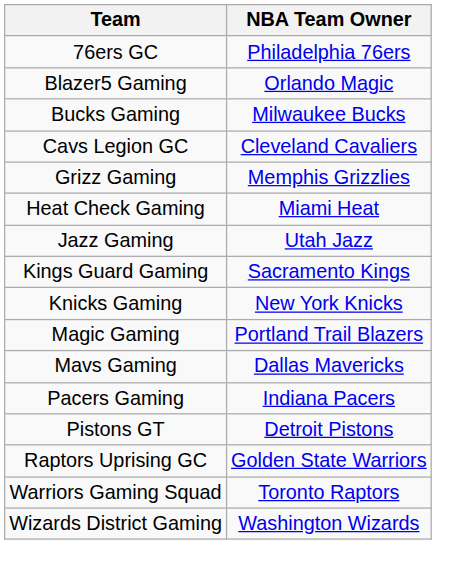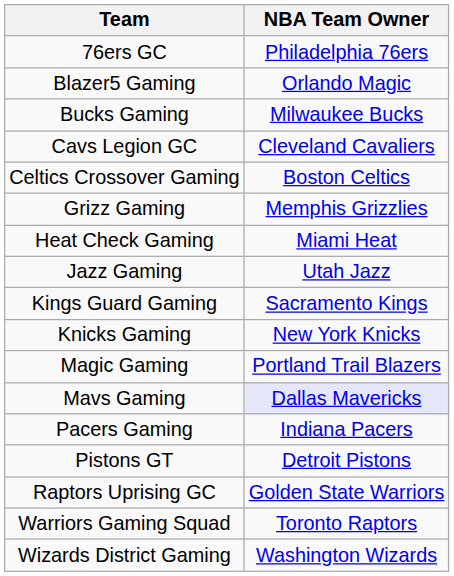+ row: (124, 177)
(329, 366) no background -> (347, 397) lavender background
